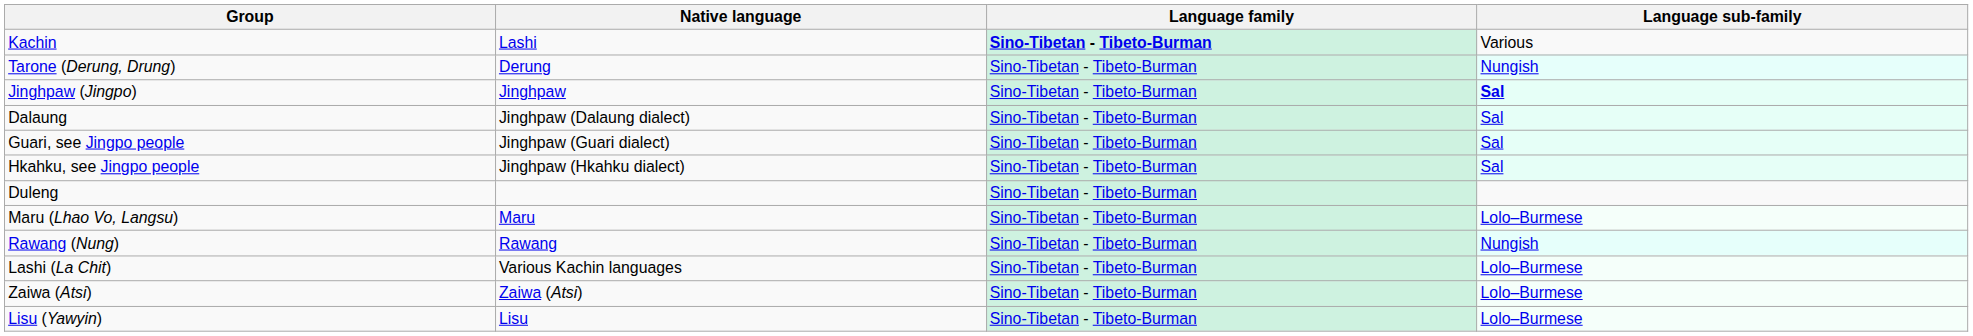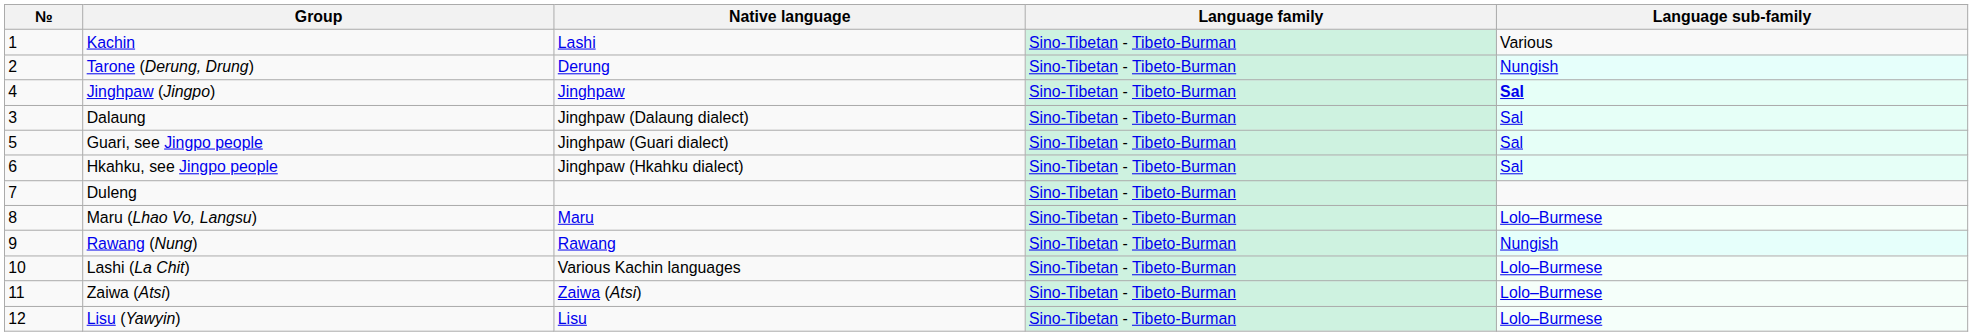+ column: (44, 17)
(1101, 42) bold -> (1133, 42) normal
